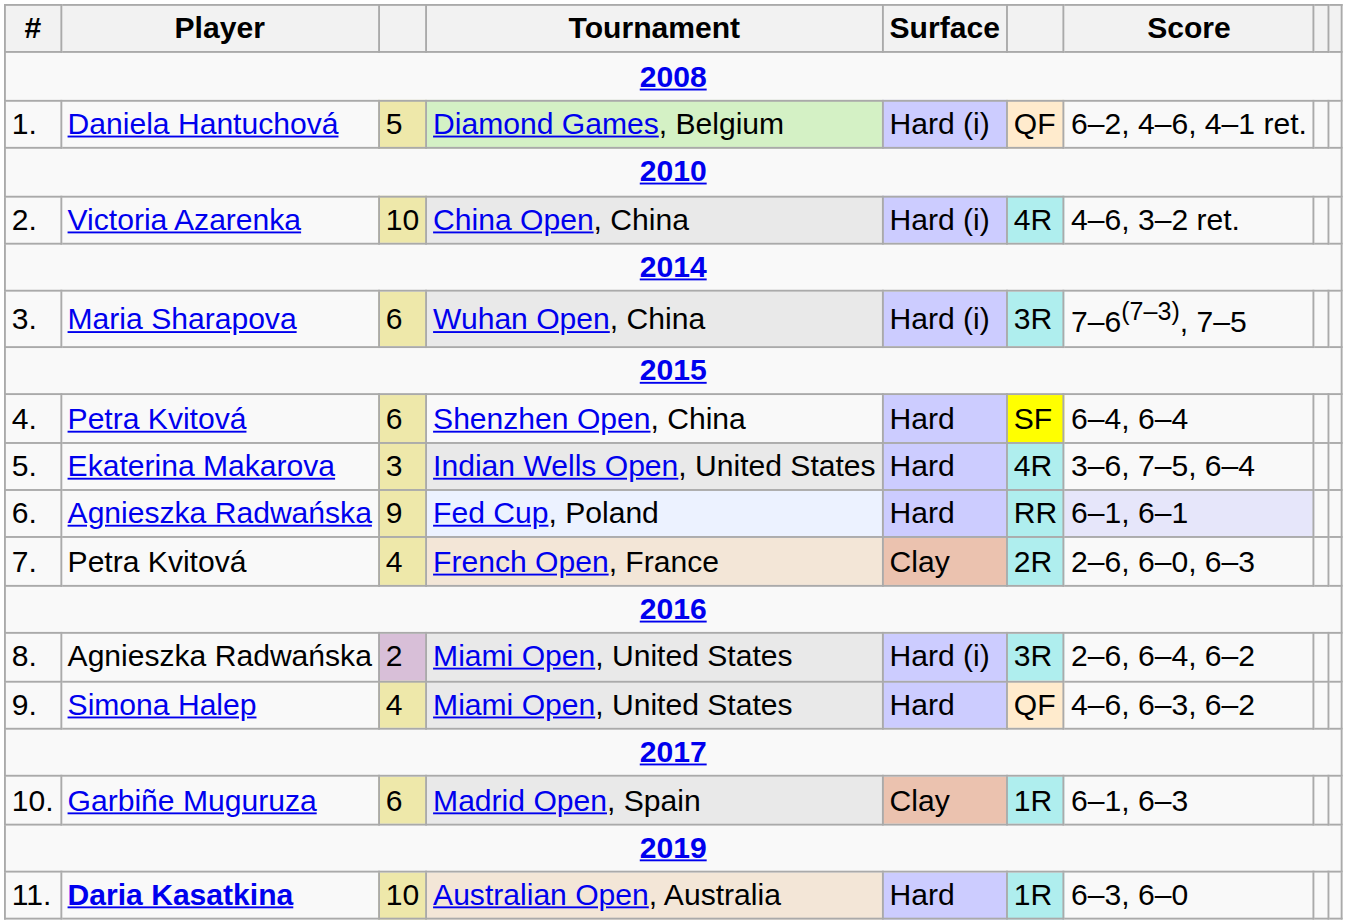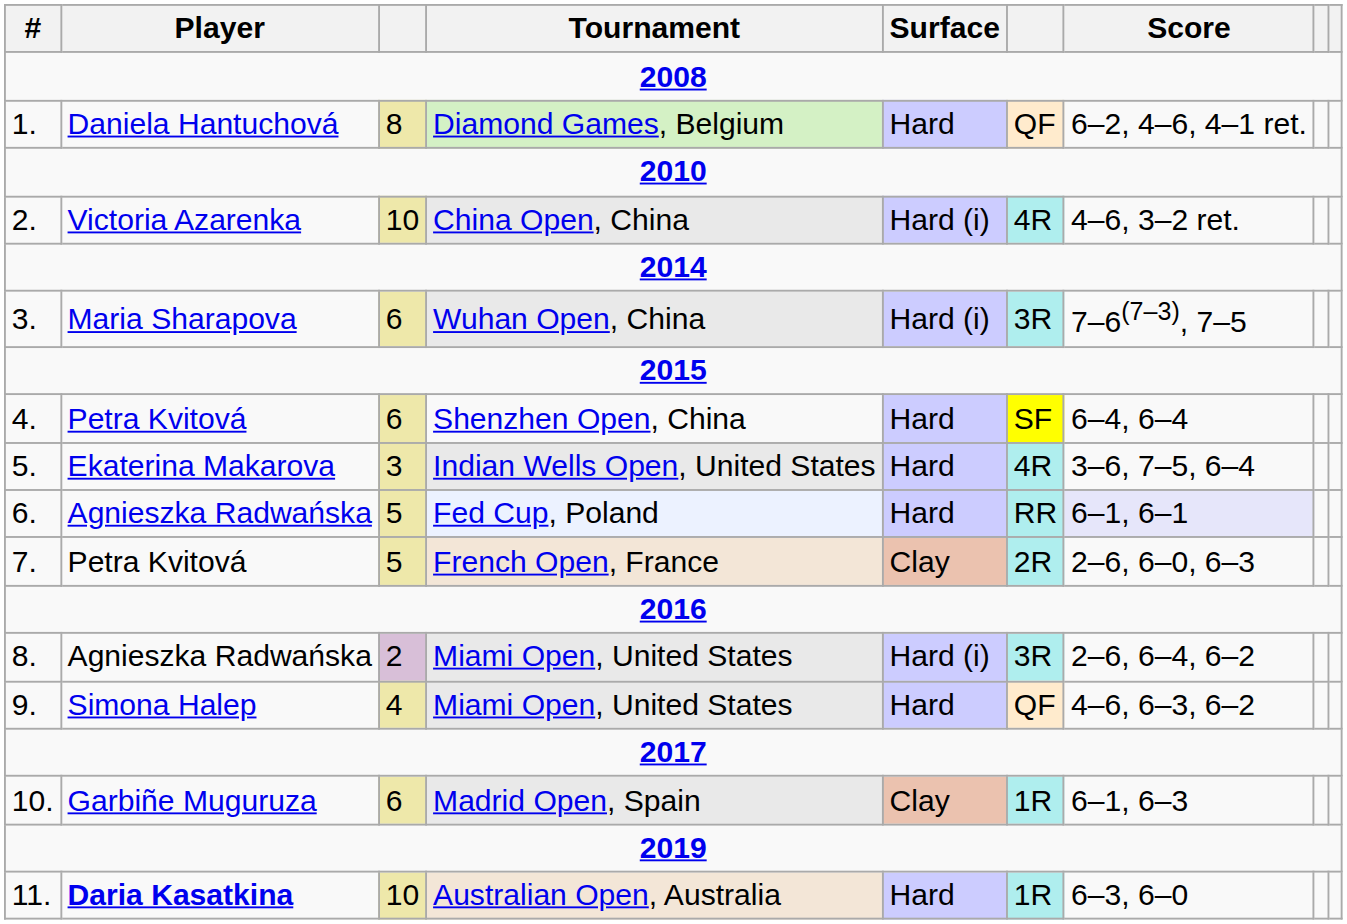(394, 123) 5 -> (394, 123) 8
(940, 123) Hard (i) -> (922, 123) Hard
(394, 513) 9 -> (394, 513) 5
(394, 561) 4 -> (394, 561) 5
